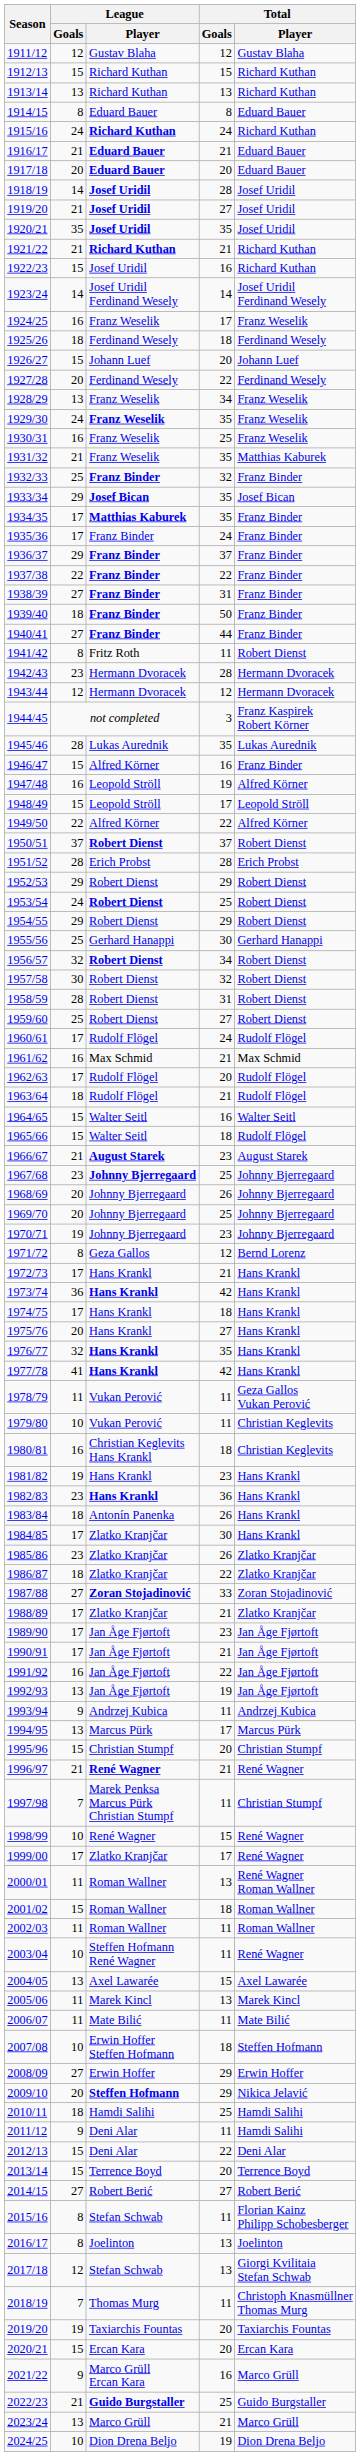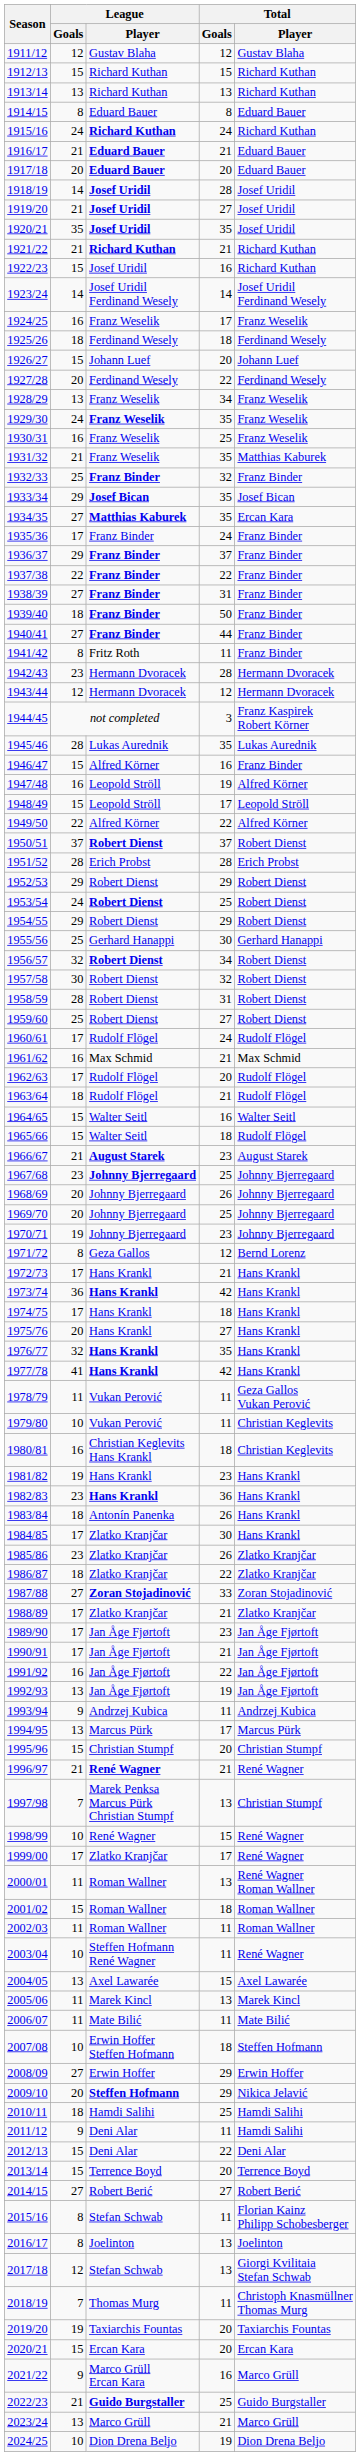(77, 516) 17 -> (77, 516) 27
(270, 516) Franz Binder -> (265, 516) Ercan Kara
(272, 653) Robert Dienst -> (270, 653) Franz Binder
(226, 1802) 11 -> (226, 1802) 13
